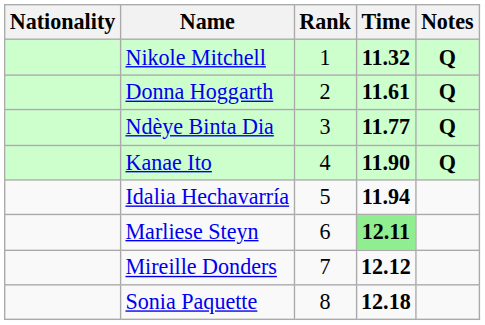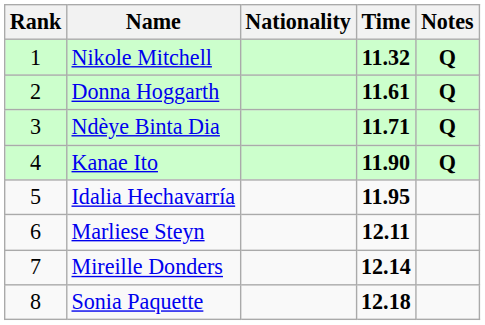columns swapped: (325, 22) <-> (63, 22)
(386, 127) 11.77 -> (386, 127) 11.71
(386, 197) 11.94 -> (386, 197) 11.95
(386, 232) lightgreen background -> (386, 232) no background
(386, 267) 12.12 -> (386, 267) 12.14
